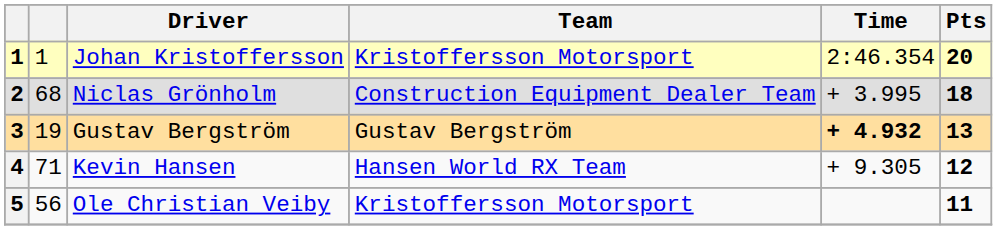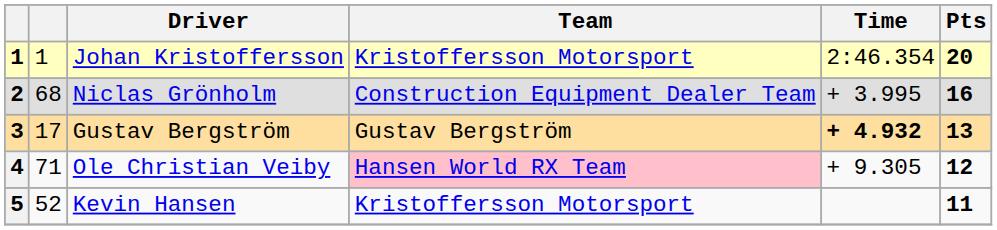(959, 96) 18 -> (959, 96) 16
(48, 133) 19 -> (48, 133) 17
(154, 169) Kevin Hansen -> (202, 169) Ole Christian Veiby
(490, 169) no background -> (490, 169) pink background
(48, 206) 56 -> (48, 206) 52
(202, 206) Ole Christian Veiby -> (154, 206) Kevin Hansen
